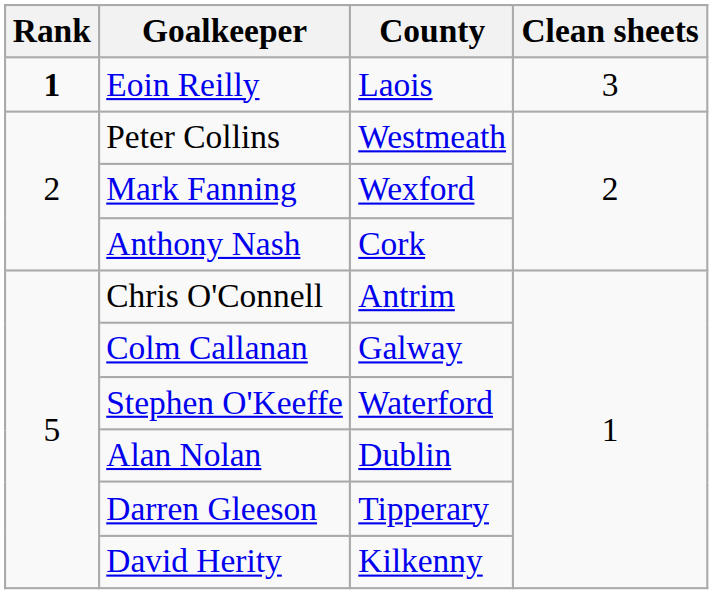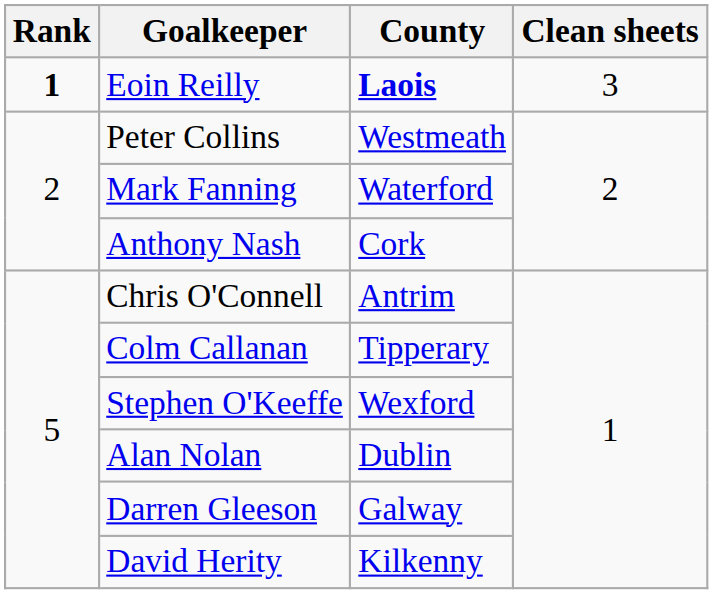(395, 84) normal -> (397, 84) bold
(416, 190) Wexford -> (426, 190) Waterford
(410, 349) Galway -> (424, 349) Tipperary
(426, 402) Waterford -> (416, 402) Wexford
(424, 508) Tipperary -> (410, 508) Galway
